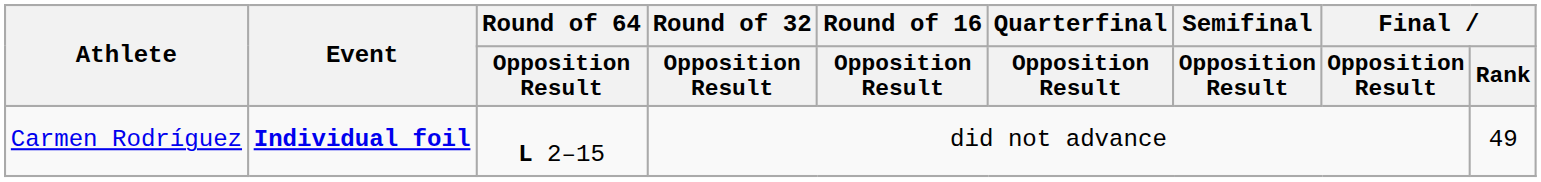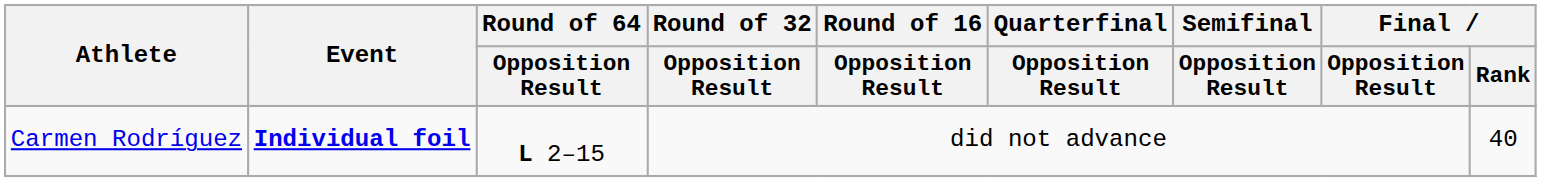(1503, 141) 49 -> (1503, 141) 40
